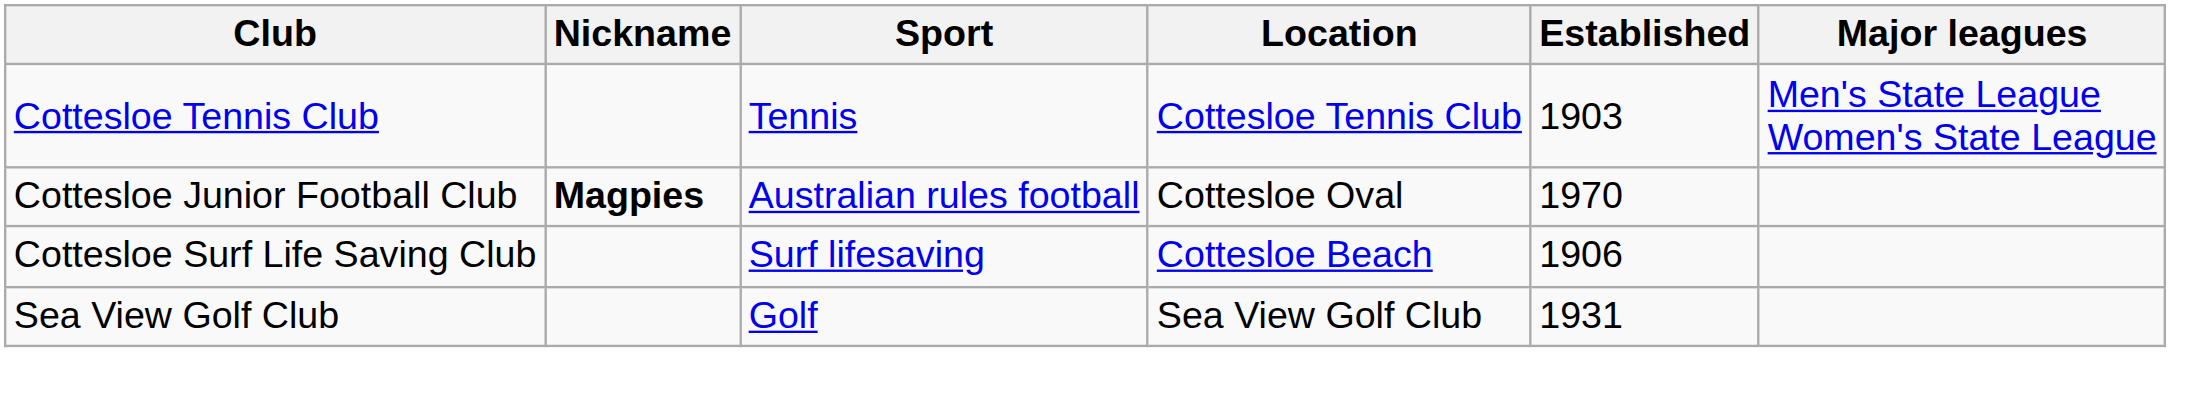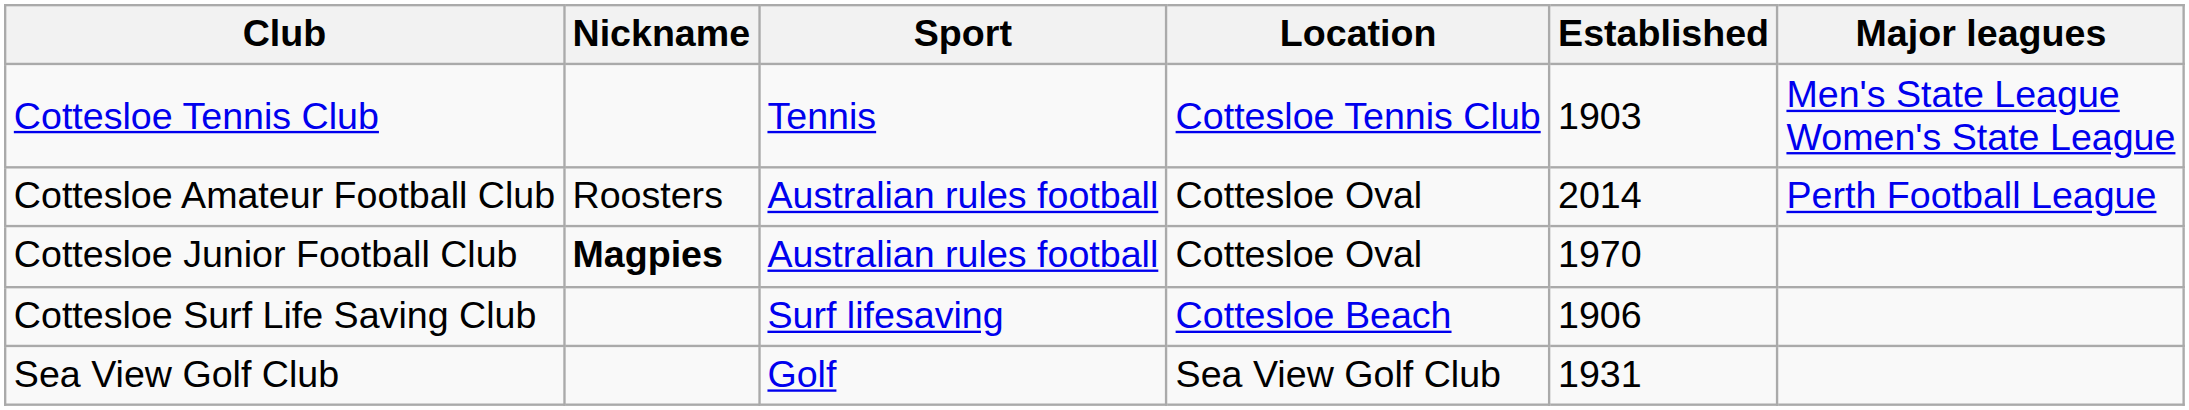+ row: (284, 195)
